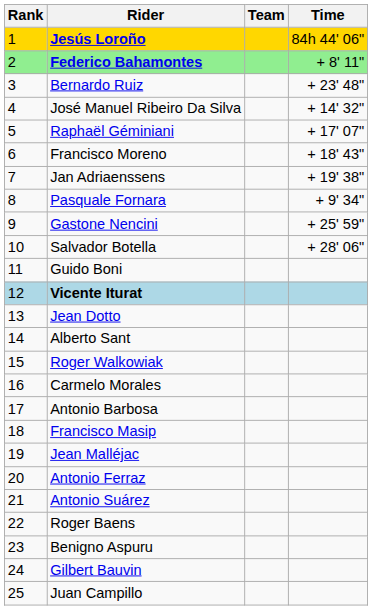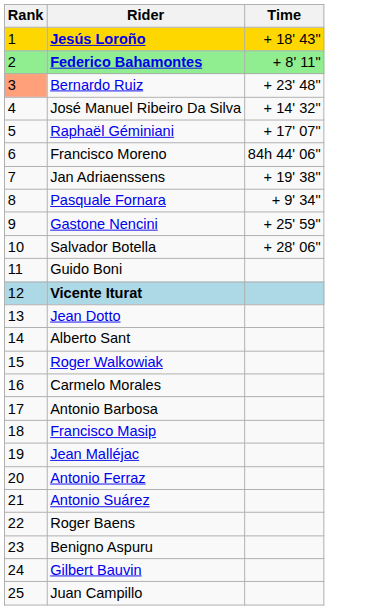- column: (266, 16)
(328, 39) 84h 44' 06" -> (292, 39) + 18' 43"
(12, 85) no background -> (12, 85) lightsalmon background
(336, 154) + 18' 43" -> (284, 154) 84h 44' 06"
